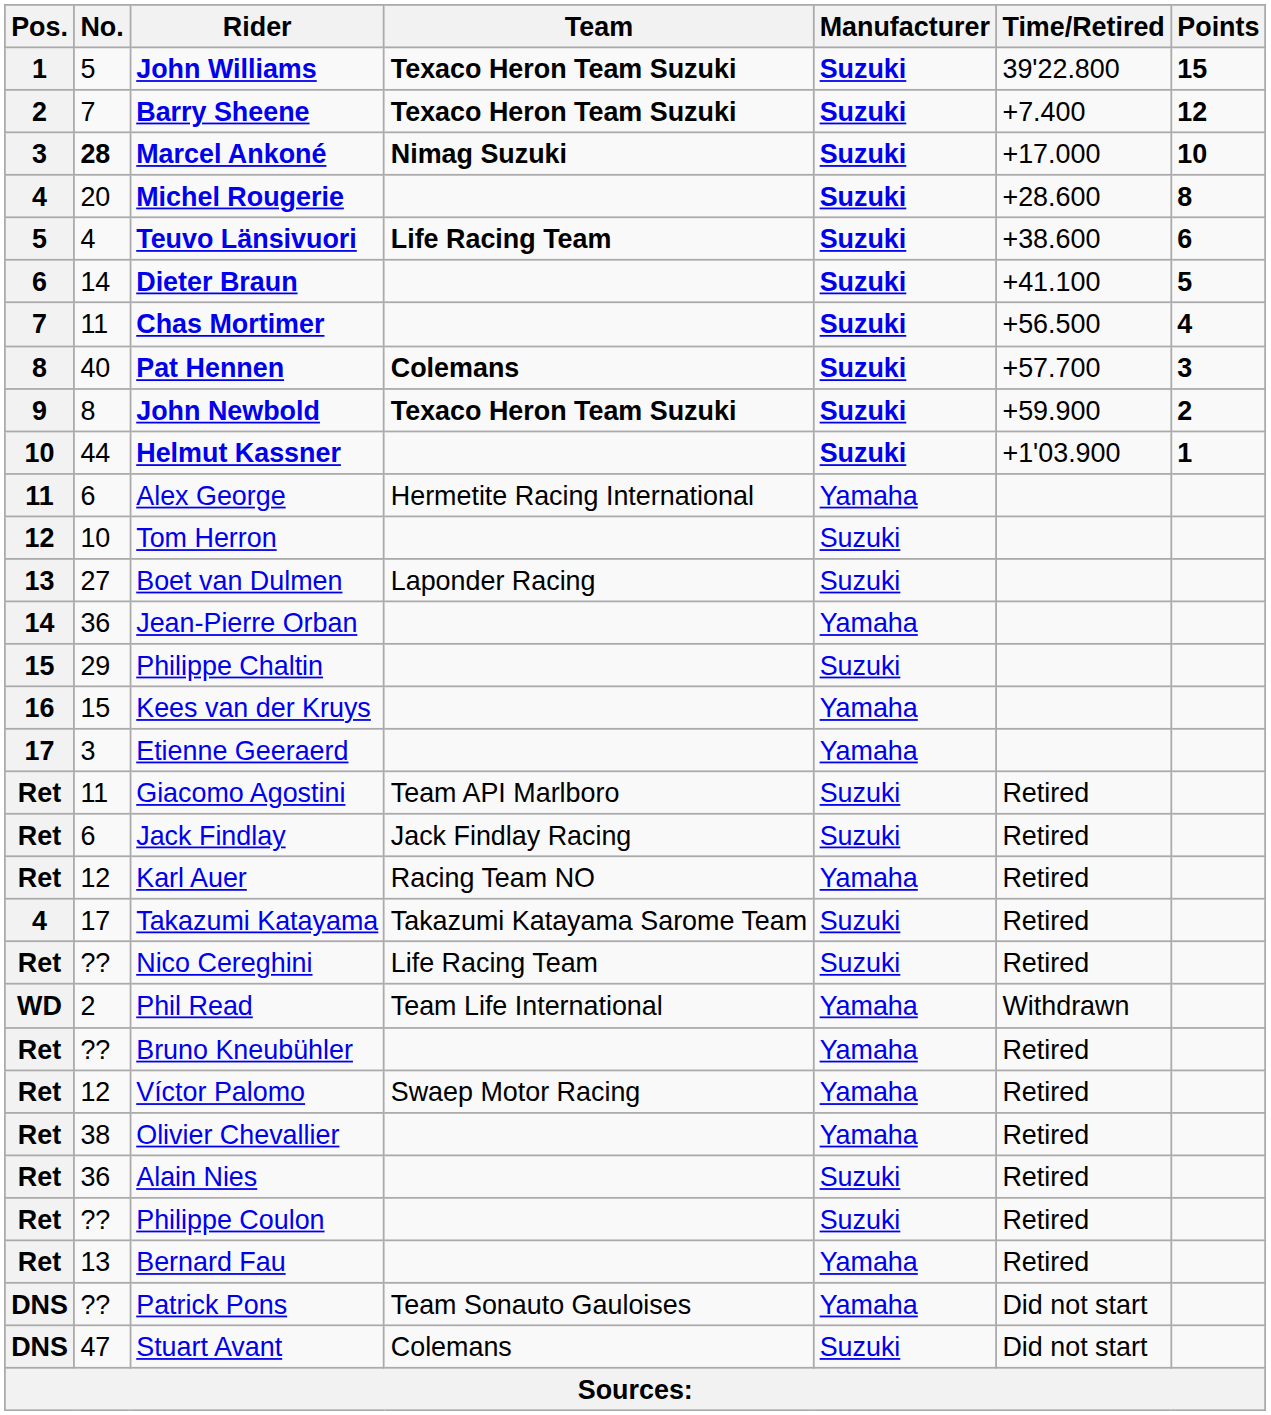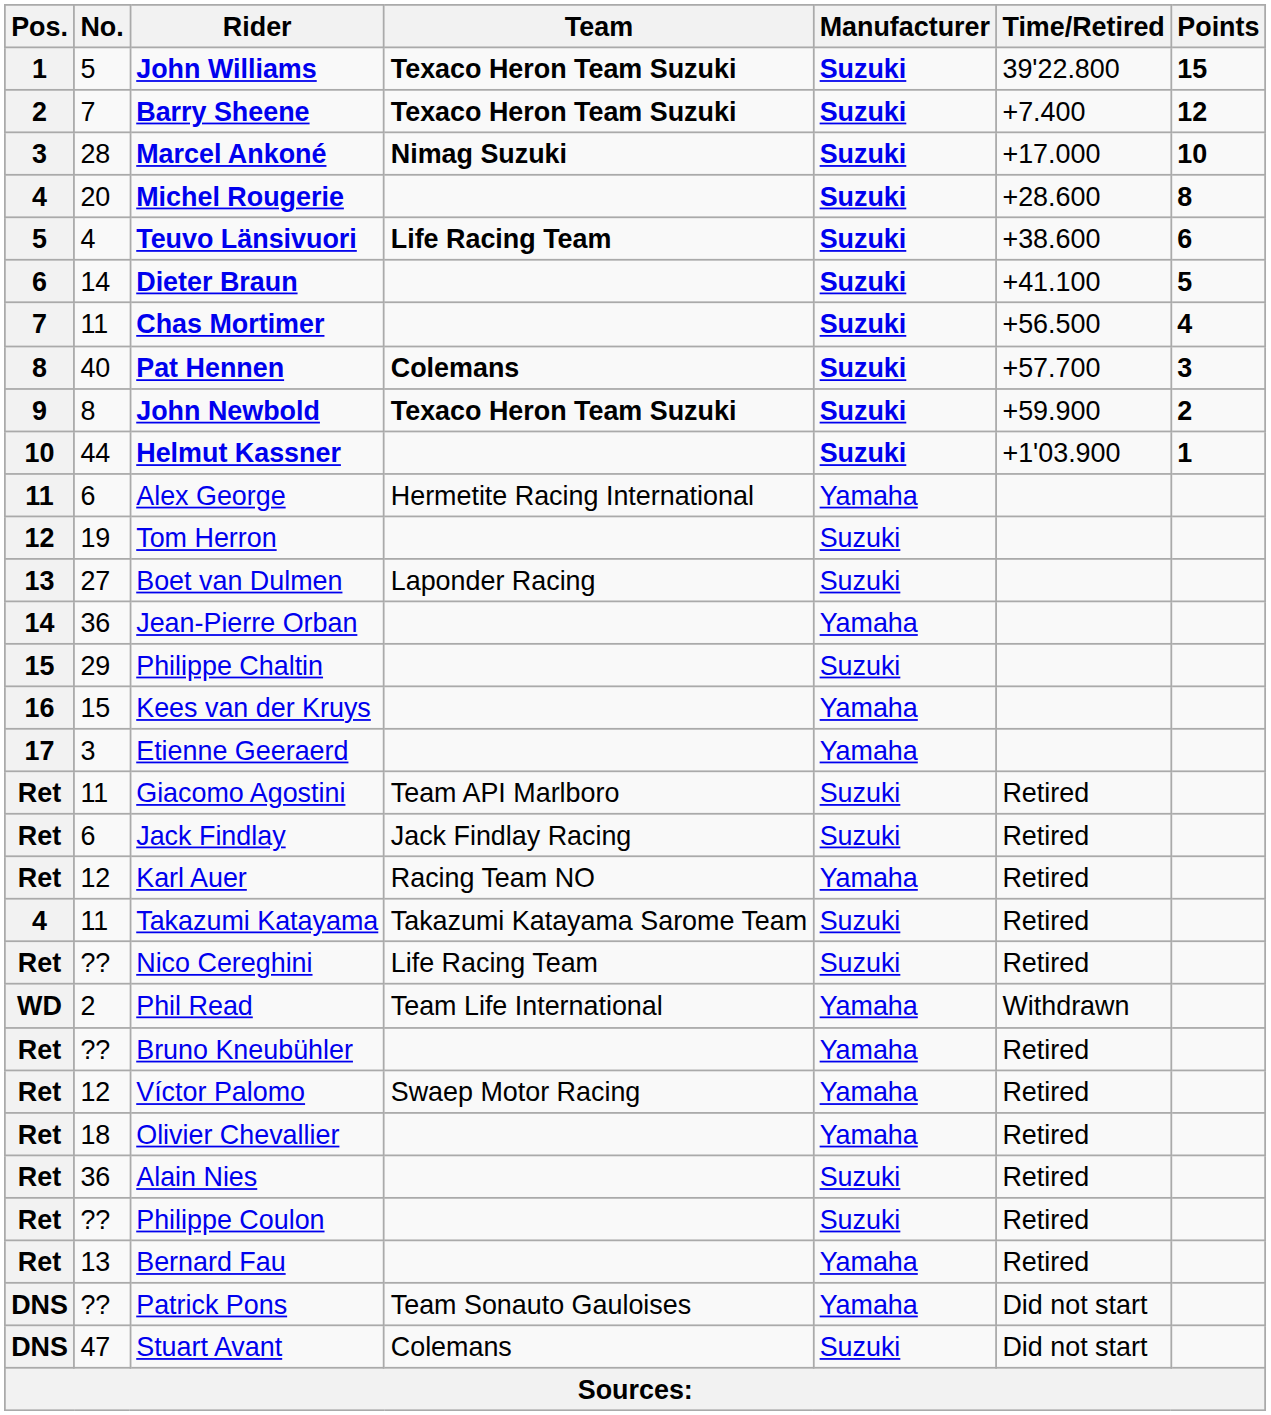(95, 154) bold -> (95, 154) normal
(95, 537) 10 -> (95, 537) 19
(95, 921) 17 -> (94, 921) 11
(95, 1134) 38 -> (95, 1134) 18
